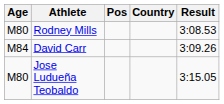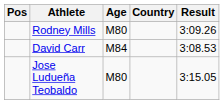columns swapped: (117, 13) <-> (18, 13)
(198, 30) 3:08.53 -> (198, 30) 3:09.26
(198, 48) 3:09.26 -> (198, 48) 3:08.53
